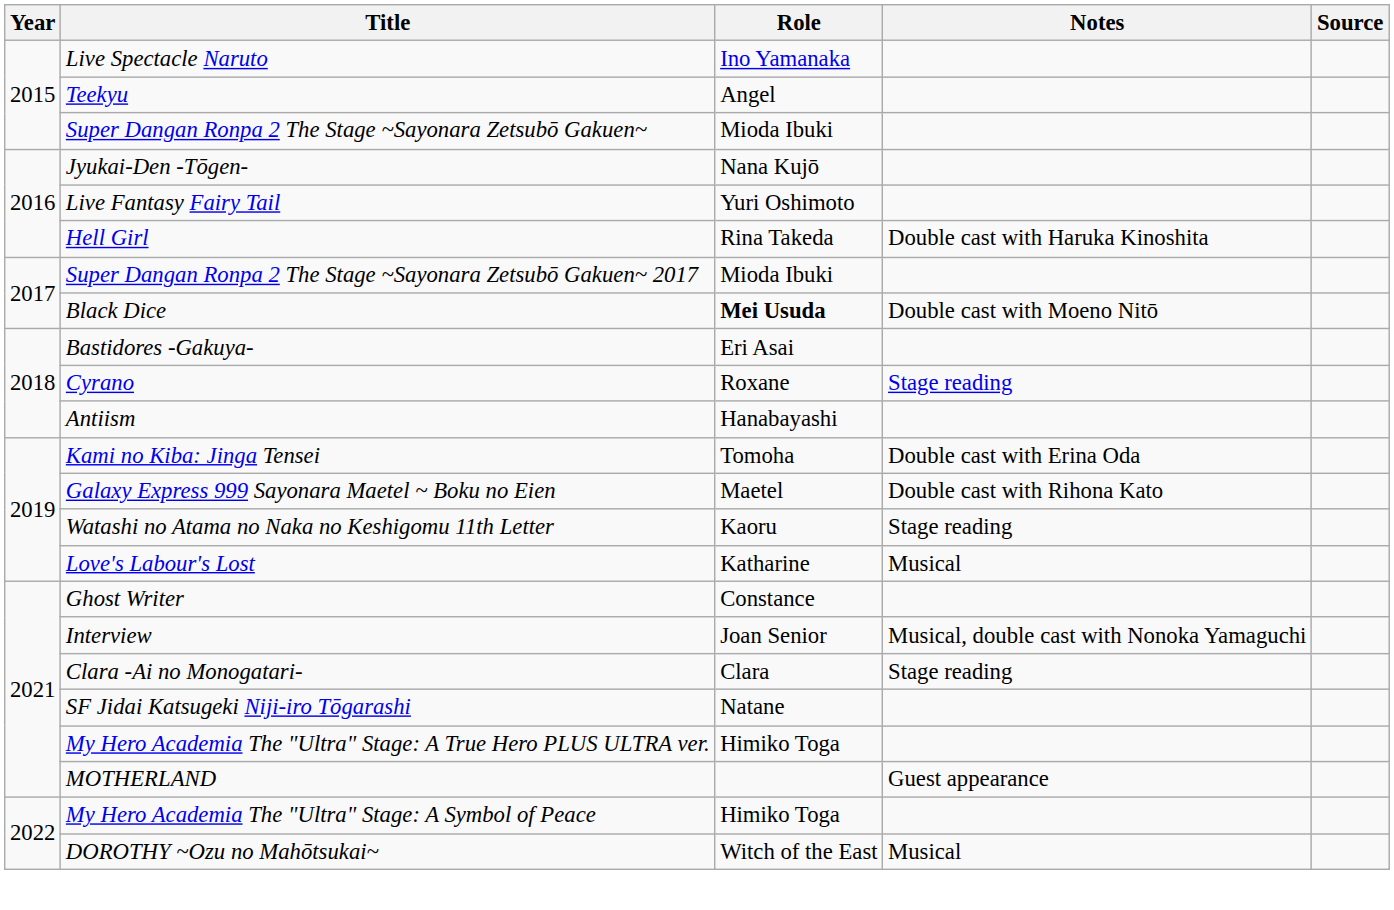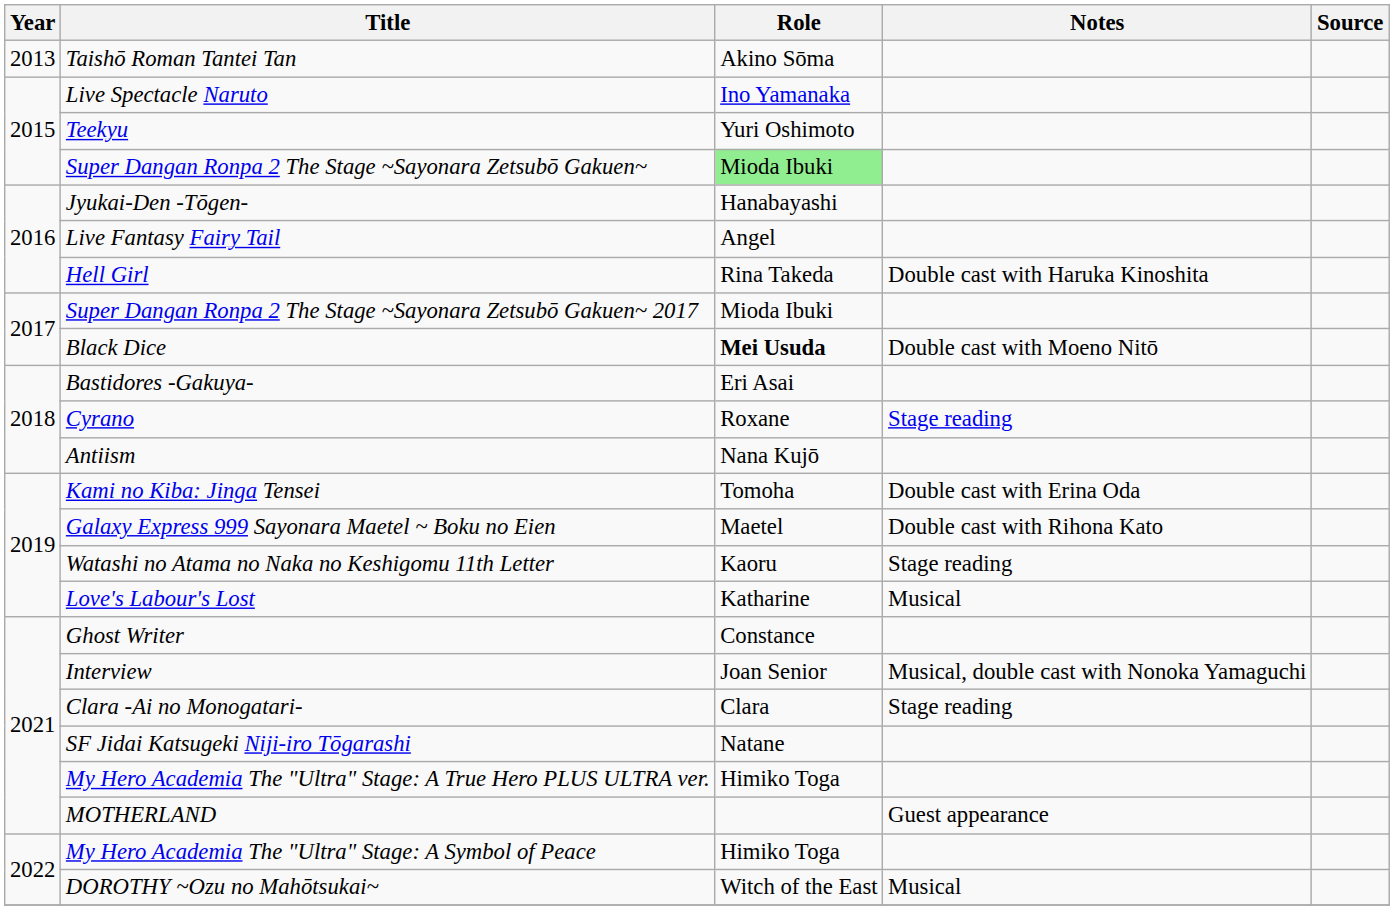+ row: (181, 58)
(748, 94) Angel -> (787, 130) Yuri Oshimoto
(777, 130) no background -> (777, 166) lightgreen background
(770, 166) Nana Kujō -> (779, 202) Hanabayashi
(787, 202) Yuri Oshimoto -> (748, 238) Angel
(779, 418) Hanabayashi -> (770, 454) Nana Kujō
